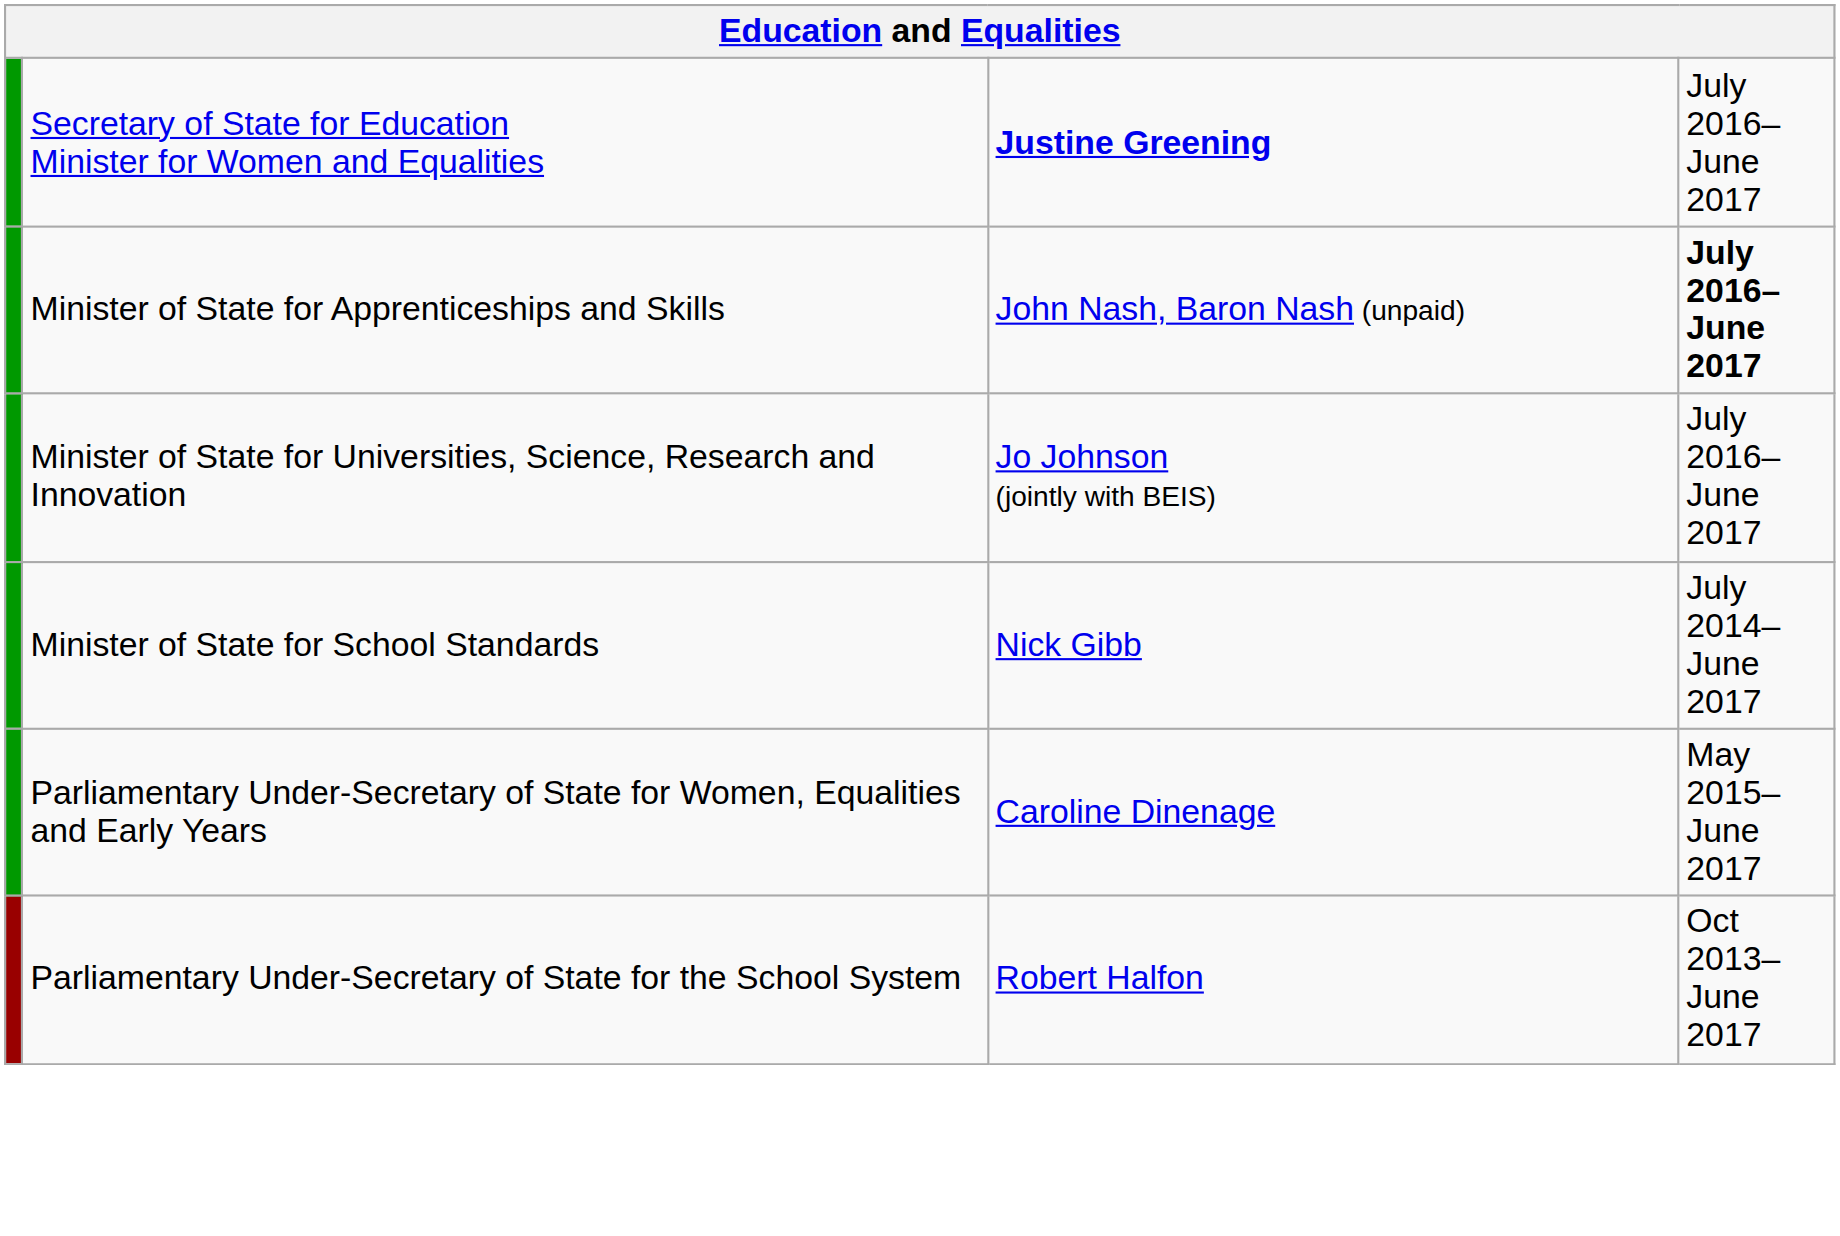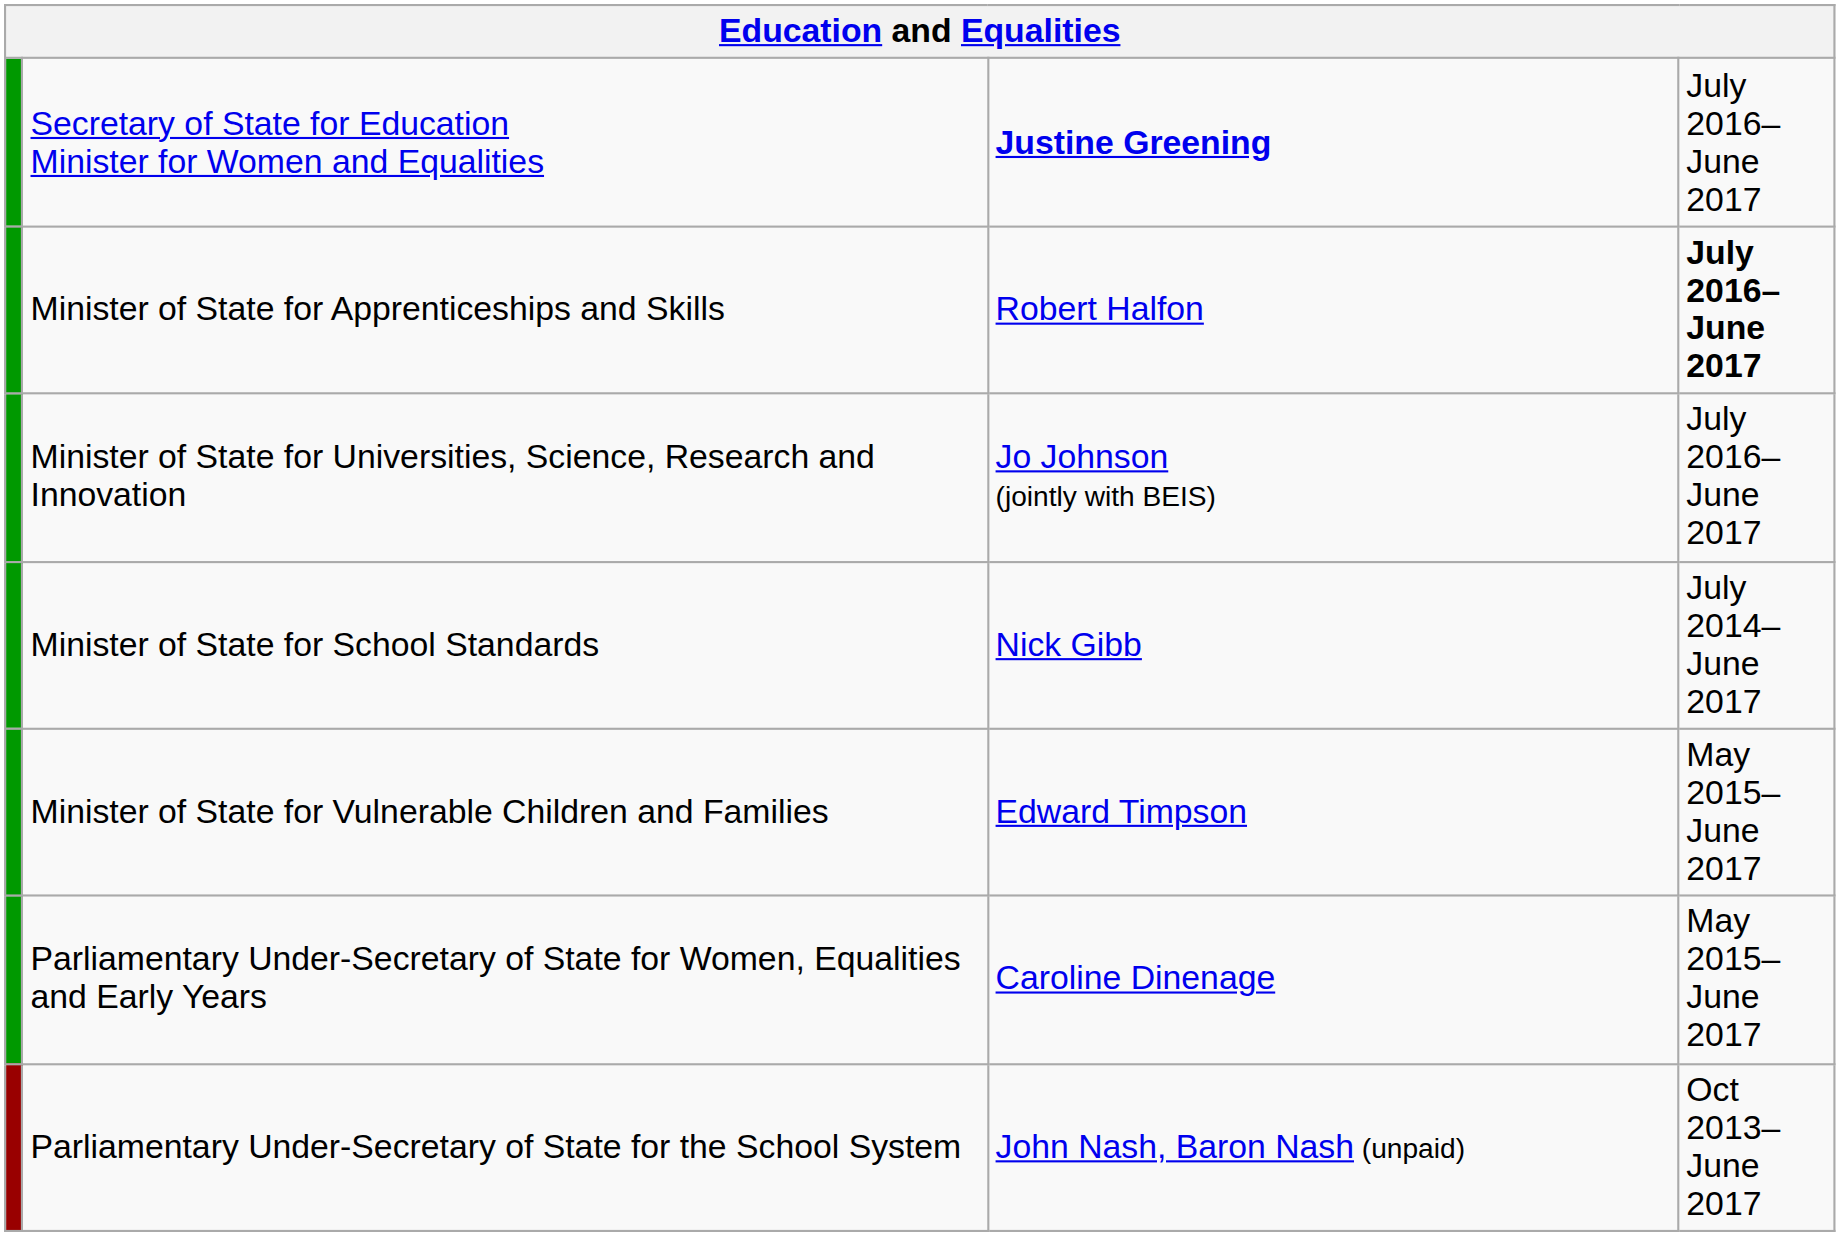(1230, 309) John Nash, Baron Nash (unpaid) -> (1100, 309) Robert Halfon
+ row: (430, 811)
(1100, 979) Robert Halfon -> (1230, 1146) John Nash, Baron Nash (unpaid)
